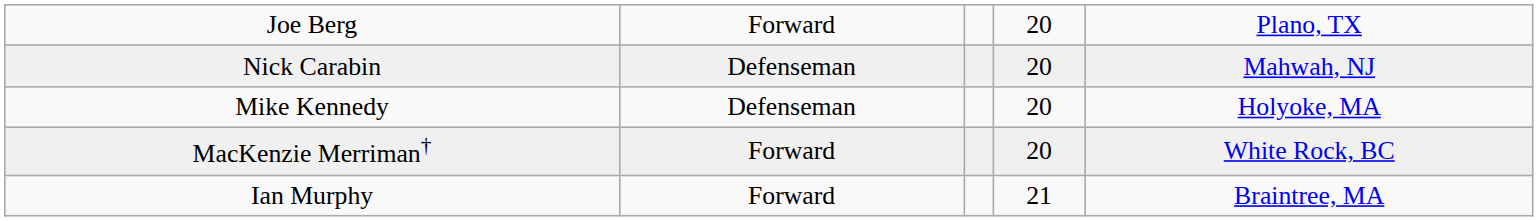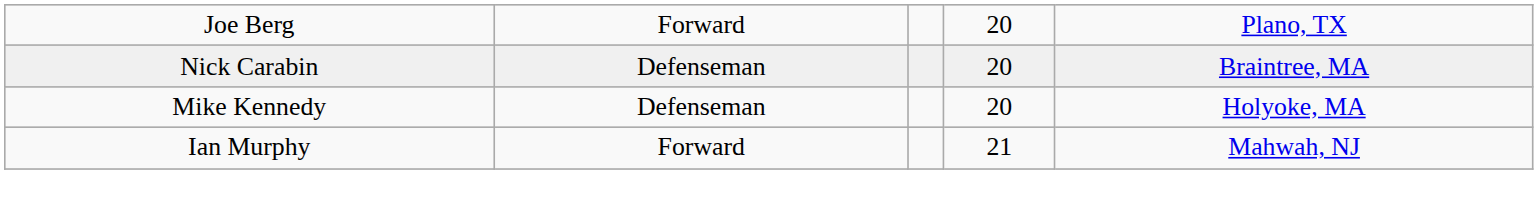(1309, 65) Mahwah, NJ -> (1294, 65) Braintree, MA
- row: (312, 150)
(1309, 195) Braintree, MA -> (1294, 147) Mahwah, NJ
